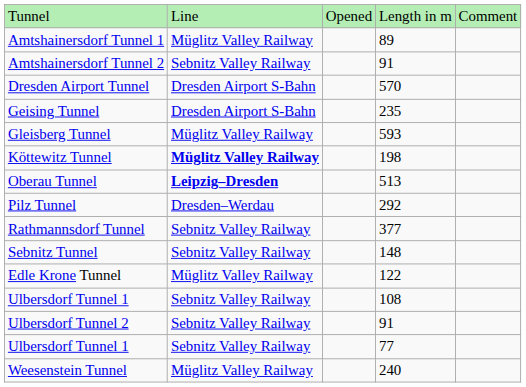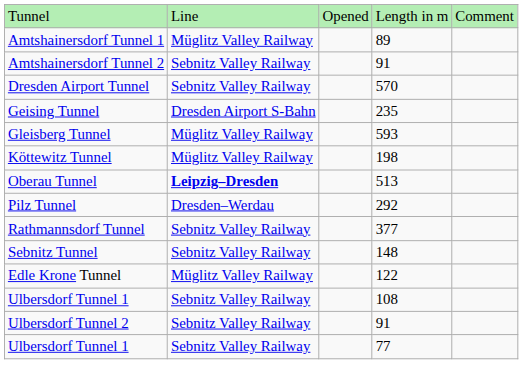(243, 87) Dresden Airport S-Bahn -> (241, 87) Sebnitz Valley Railway
(245, 157) bold -> (242, 157) normal
- row: (67, 370)
